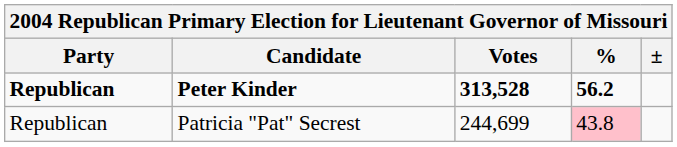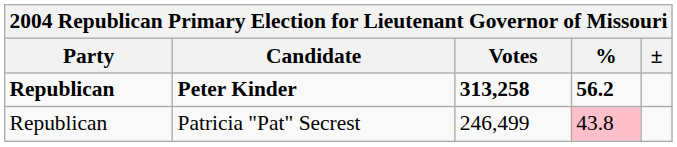(495, 89) 313,528 -> (495, 89) 313,258
(495, 123) 244,699 -> (495, 123) 246,499
